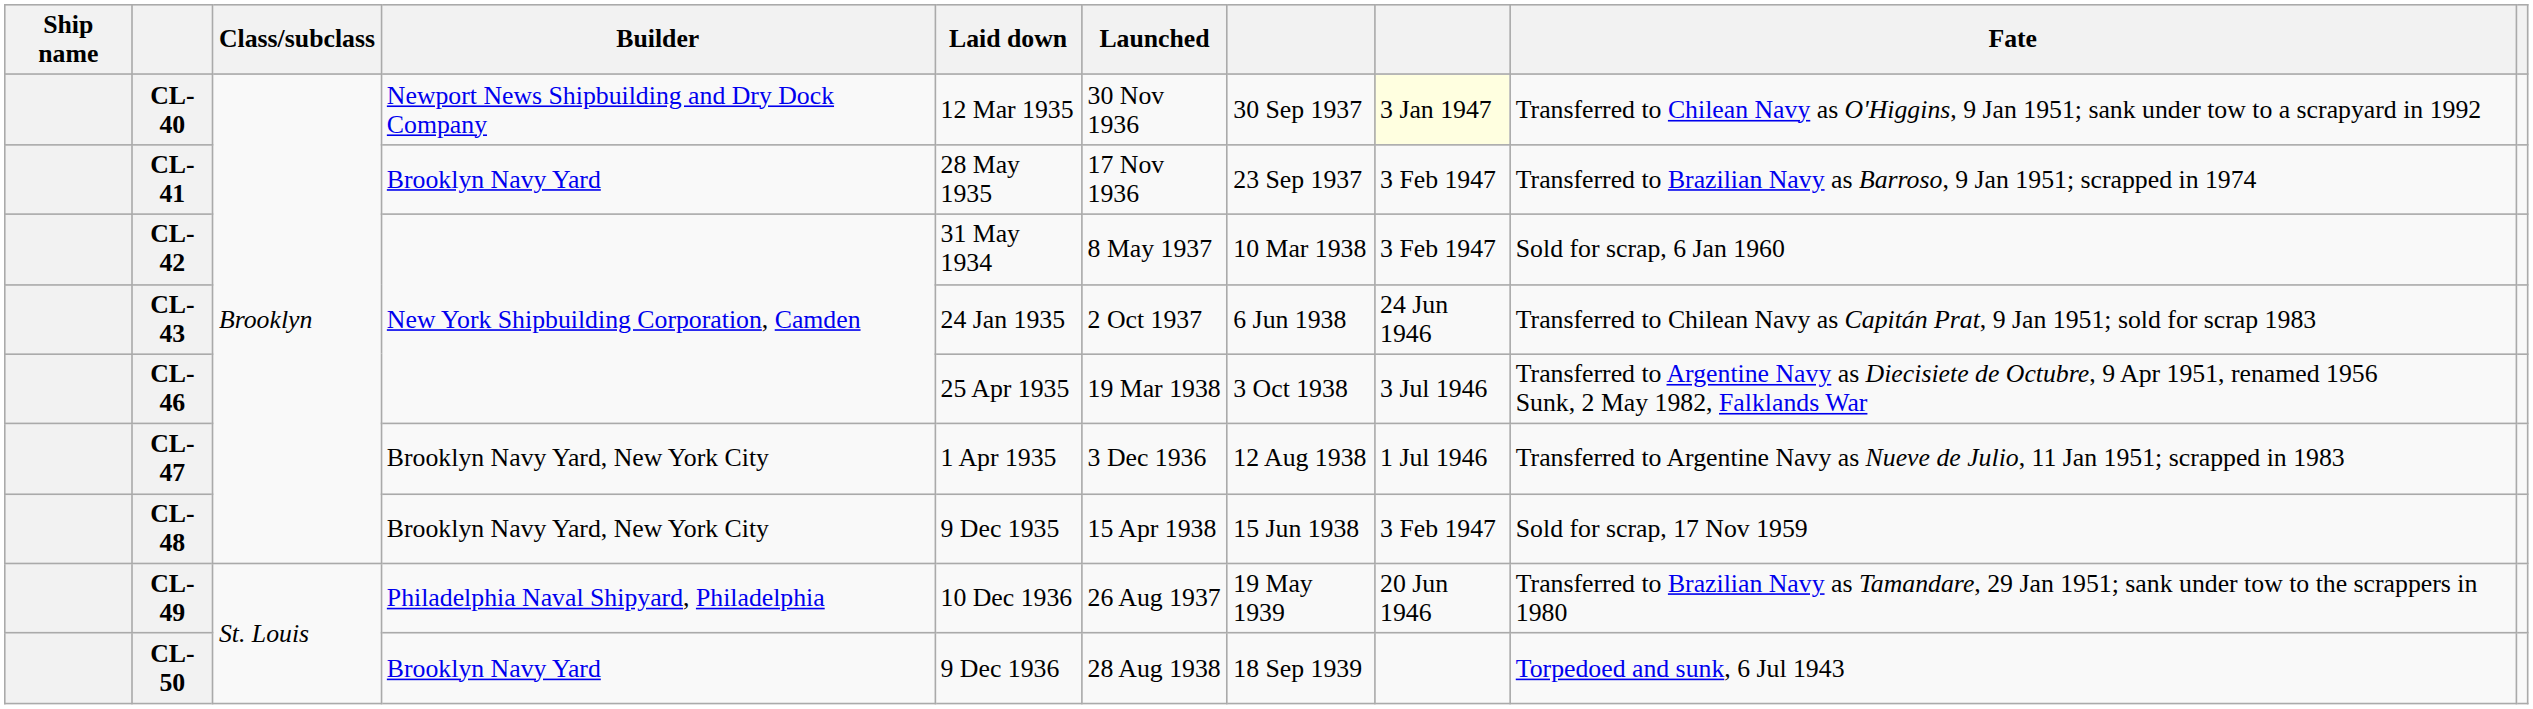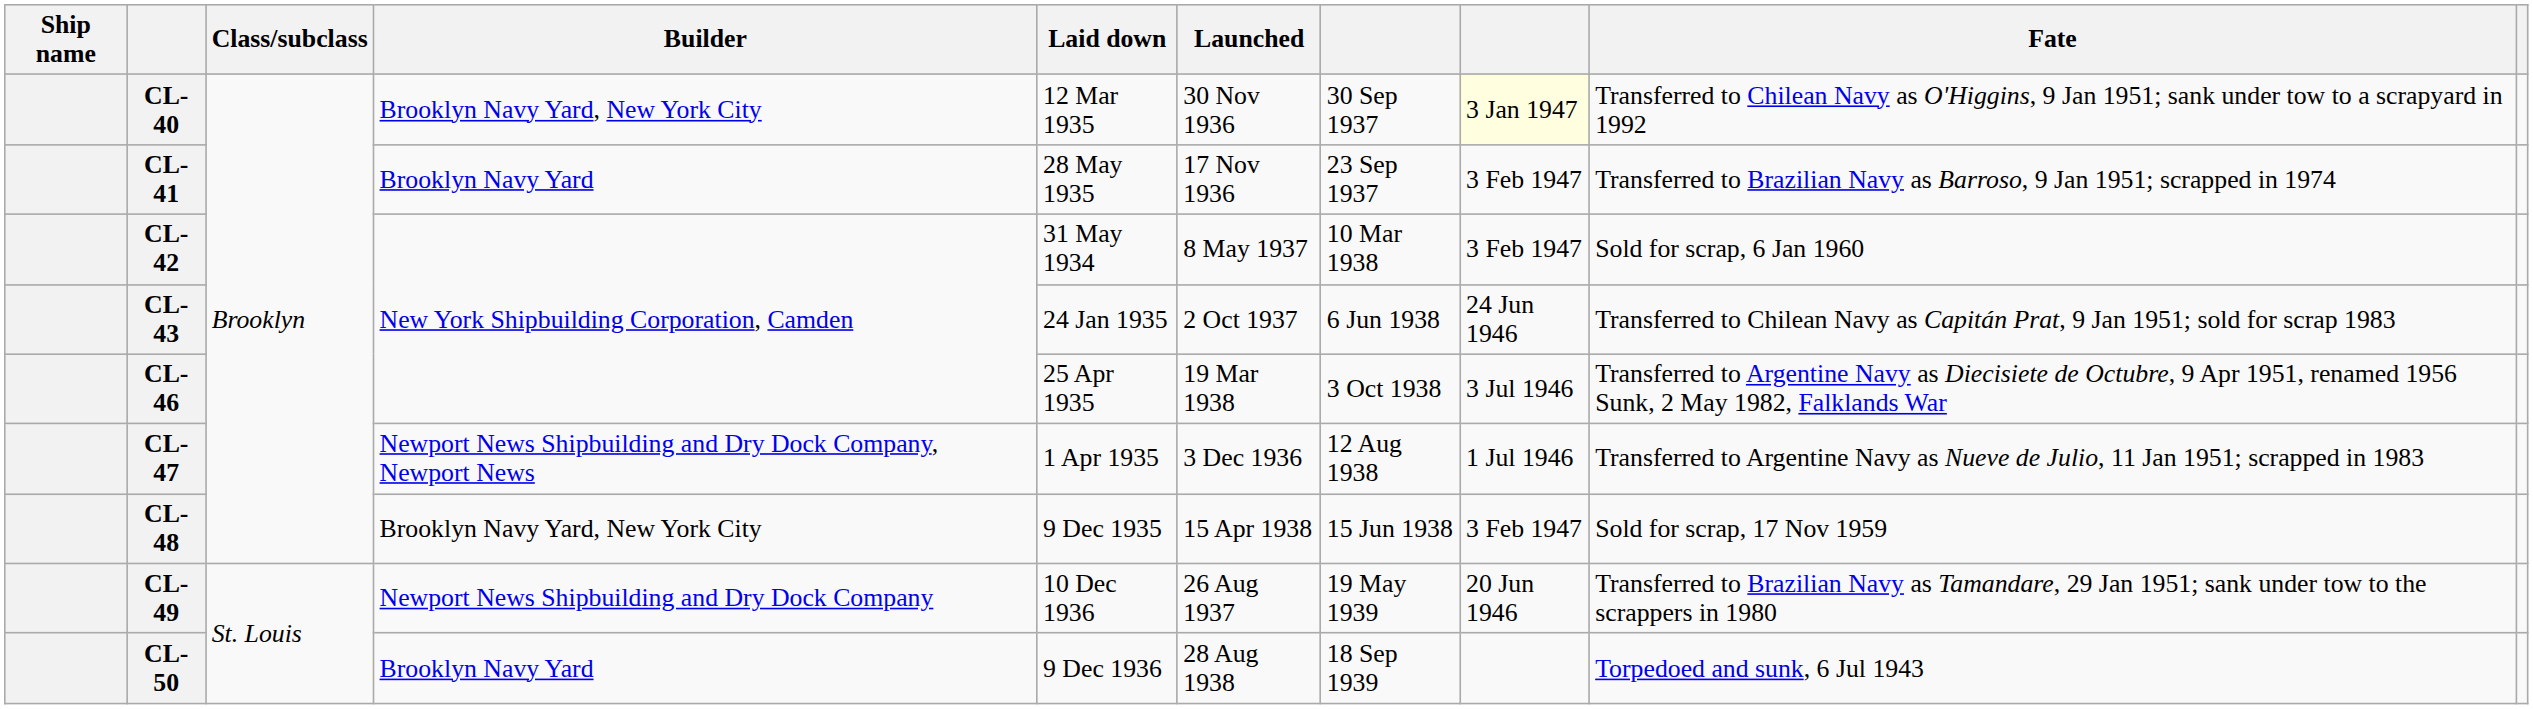(610, 109) Newport News Shipbuilding and Dry Dock Company -> (571, 109) Brooklyn Navy Yard, New York City
(578, 458) Brooklyn Navy Yard, New York City -> (659, 458) Newport News Shipbuilding and Dry Dock Company, Newport News
(606, 598) Philadelphia Naval Shipyard, Philadelphia -> (656, 598) Newport News Shipbuilding and Dry Dock Company
